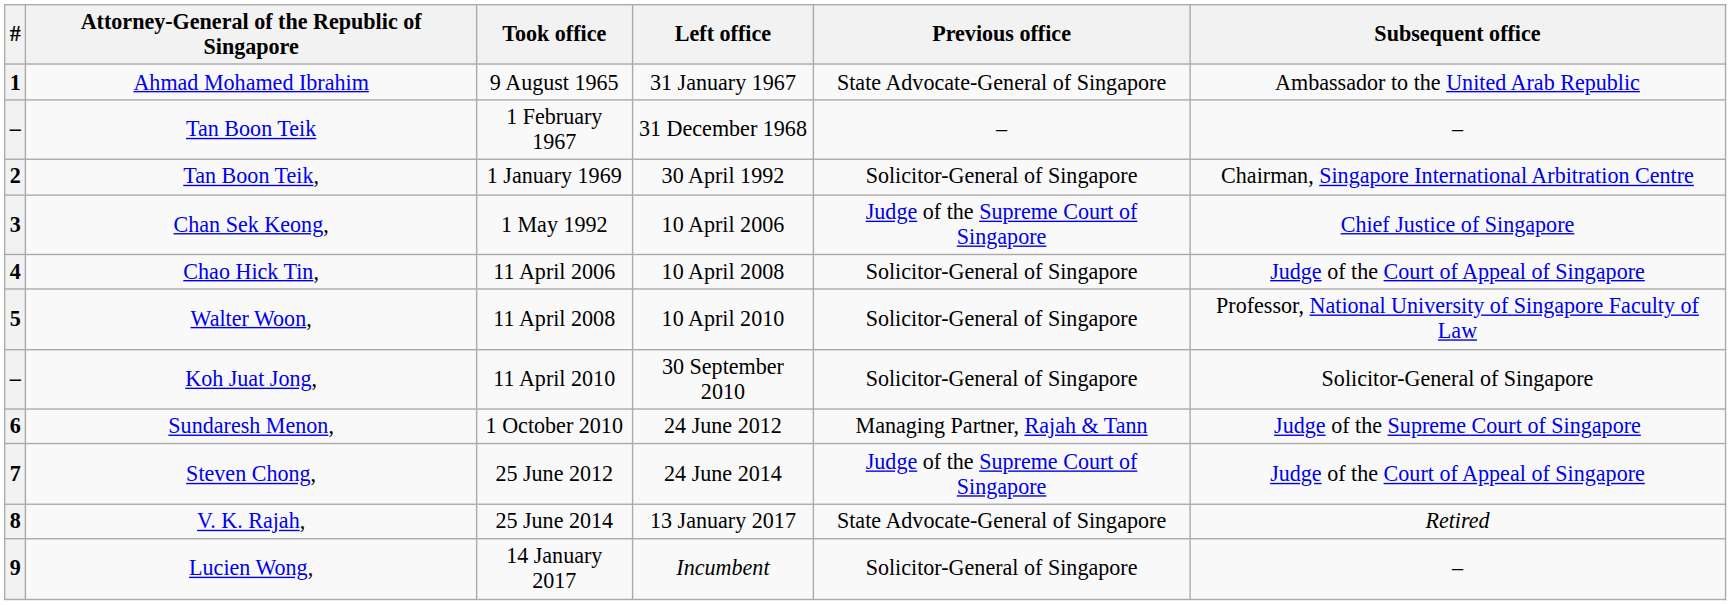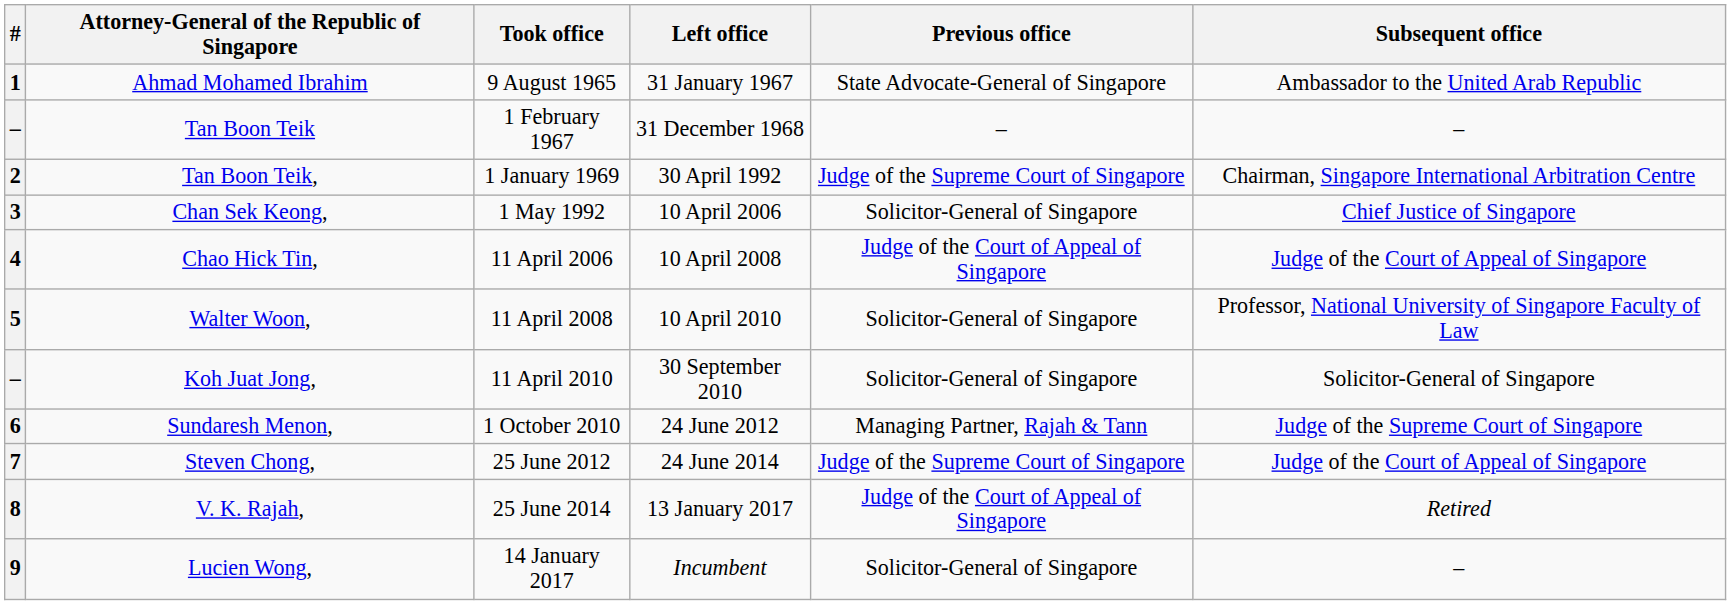(1002, 176) Solicitor-General of Singapore -> (1001, 176) Judge of the Supreme Court of Singapore
(1002, 224) Judge of the Supreme Court of Singapore -> (1001, 211) Solicitor-General of Singapore
(1002, 271) Solicitor-General of Singapore -> (1001, 259) Judge of the Court of Appeal of Singapore
(1002, 521) State Advocate-General of Singapore -> (1001, 508) Judge of the Court of Appeal of Singapore
